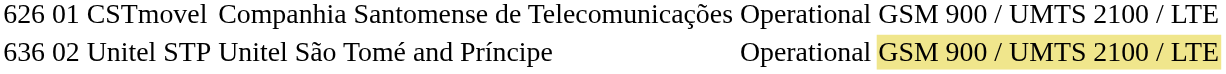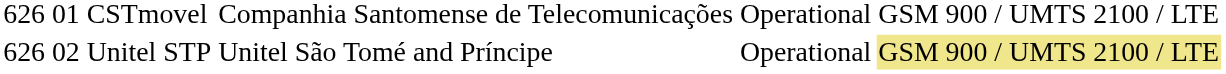(24, 51) 636 -> (24, 51) 626
